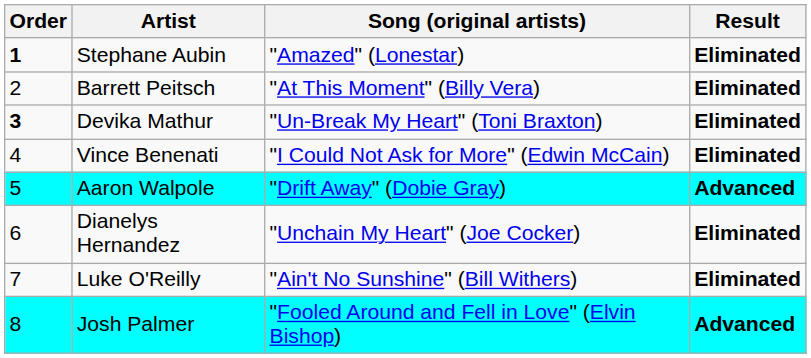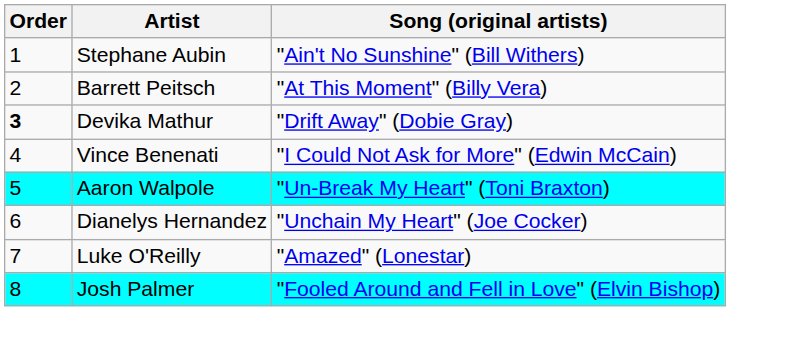- column: (748, 21)
(15, 54) bold -> (15, 54) normal
(367, 54) "Amazed" (Lonestar) -> (431, 54) "Ain't No Sunshine" (Bill Withers)
(436, 121) "Un-Break My Heart" (Toni Braxton) -> (395, 121) "Drift Away" (Dobie Gray)
(388, 188) "Drift Away" (Dobie Gray) -> (443, 188) "Un-Break My Heart" (Toni Braxton)
(423, 279) "Ain't No Sunshine" (Bill Withers) -> (374, 255) "Amazed" (Lonestar)
